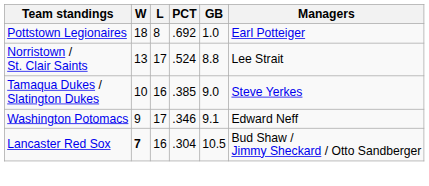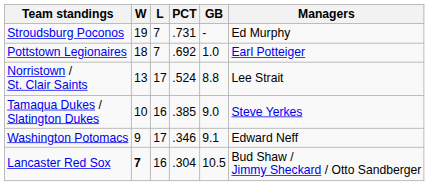+ row: (66, 33)
(157, 33) 8 -> (157, 52) 7
